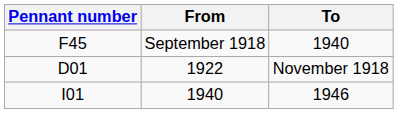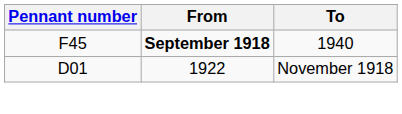(205, 43) normal -> (207, 43) bold
- row: (73, 95)
